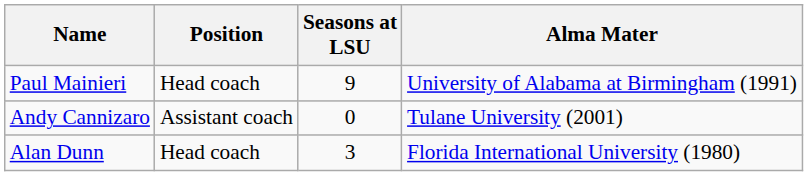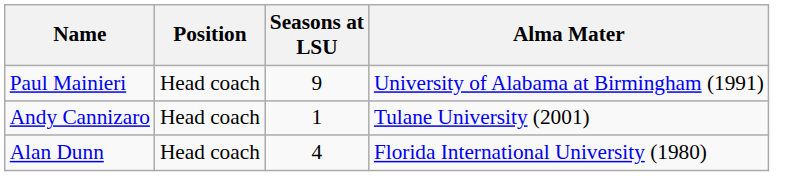(226, 117) Assistant coach -> (210, 117) Head coach
(350, 117) 0 -> (317, 117) 1
(350, 153) 3 -> (317, 153) 4
